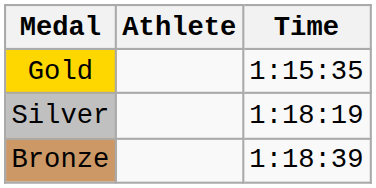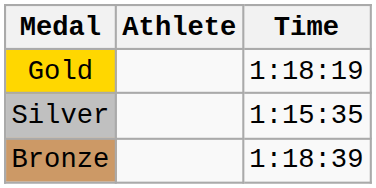(306, 71) 1:15:35 -> (306, 71) 1:18:19
(306, 116) 1:18:19 -> (306, 116) 1:15:35
